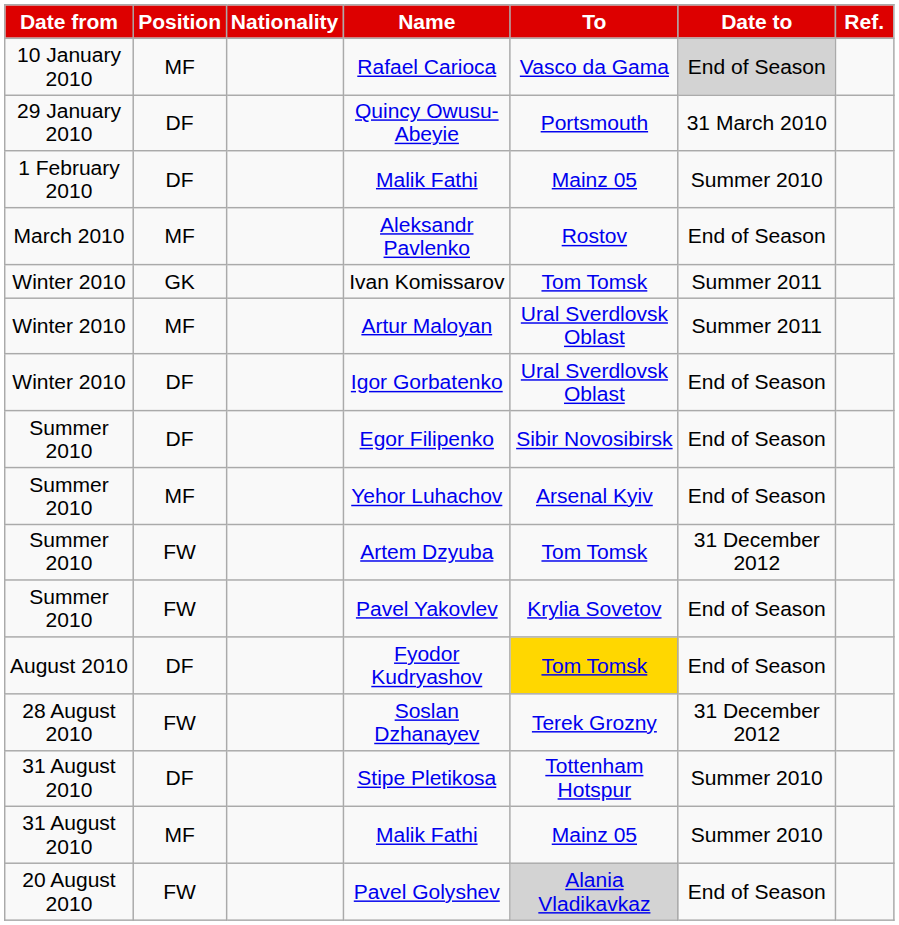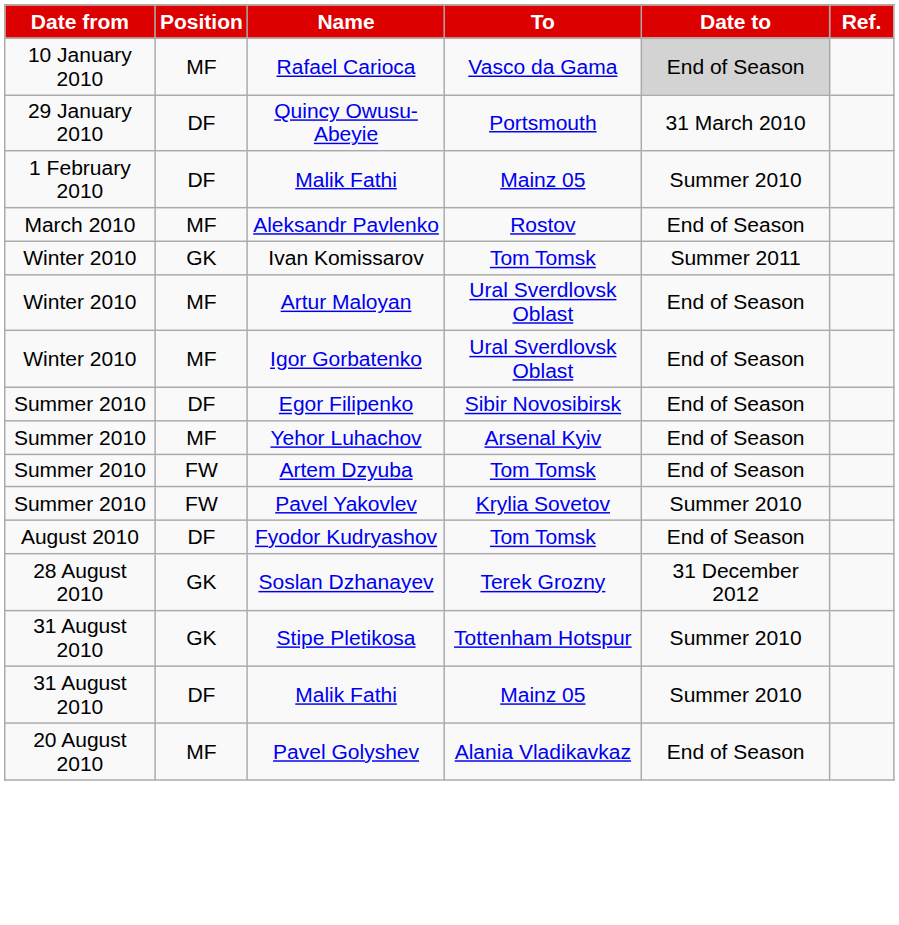- column: (285, 22)
(757, 326) Summer 2011 -> (736, 303) End of Season
(180, 383) DF -> (201, 359) MF
(757, 552) 31 December 2012 -> (736, 471) End of Season
(757, 609) End of Season -> (736, 504) Summer 2010
(594, 666) gold background -> (543, 537) no background
(180, 722) FW -> (201, 582) GK
(180, 779) DF -> (201, 639) GK
(180, 835) MF -> (201, 695) DF
(180, 892) FW -> (201, 752) MF
(594, 892) lightgrey background -> (543, 752) no background
